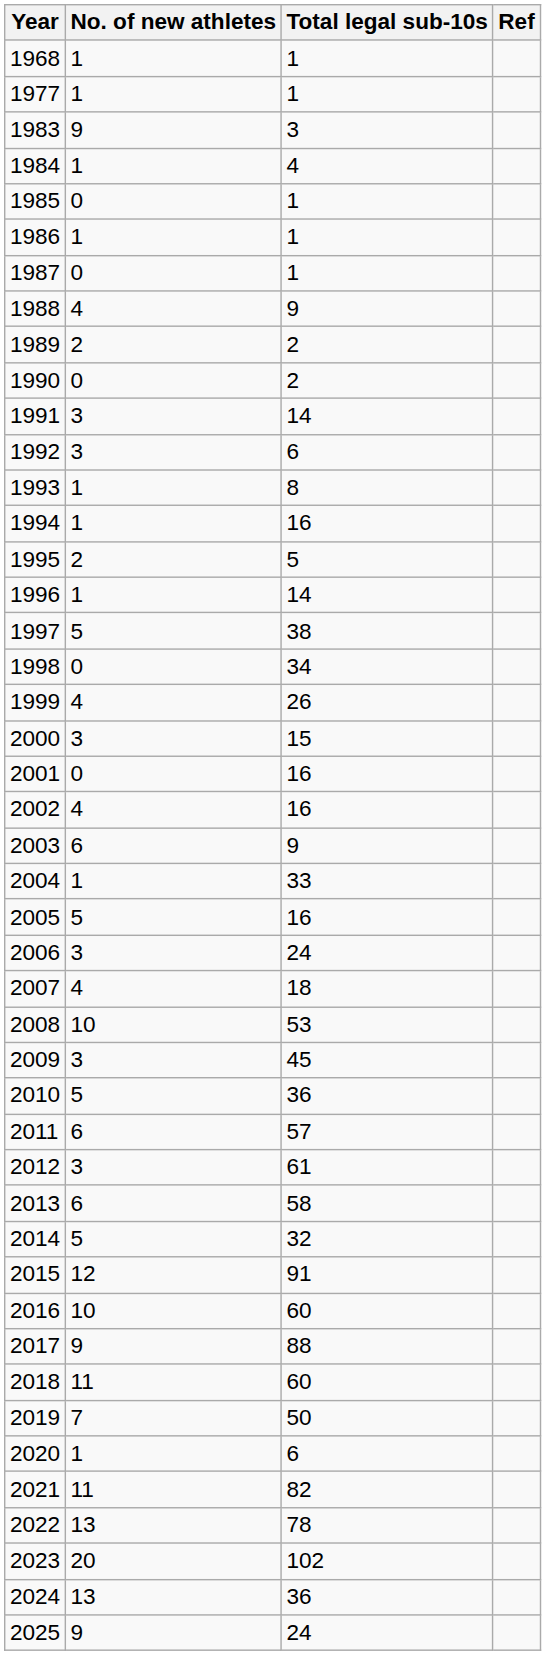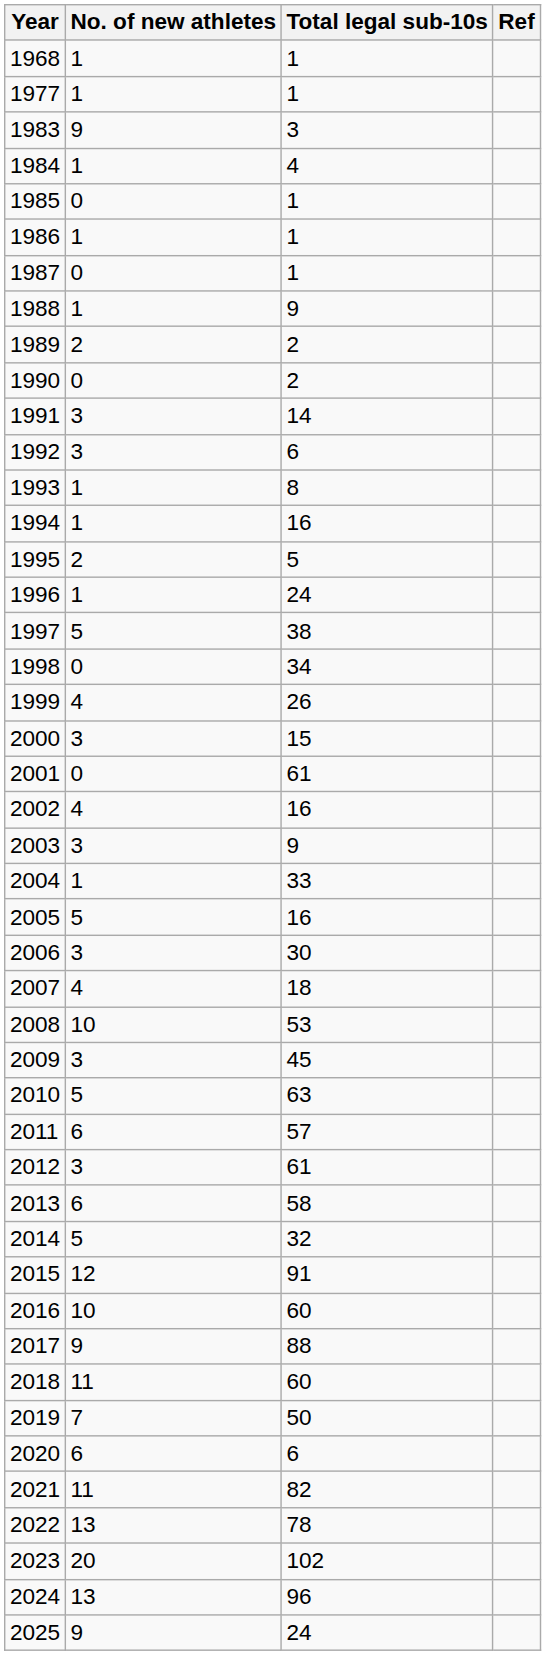(77, 308) 4 -> (77, 308) 1
(299, 594) 14 -> (299, 594) 24
(299, 773) 16 -> (299, 773) 61
(77, 845) 6 -> (77, 845) 3
(299, 952) 24 -> (299, 952) 30
(299, 1095) 36 -> (299, 1095) 63
(77, 1453) 1 -> (77, 1453) 6
(299, 1596) 36 -> (299, 1596) 96
